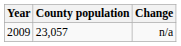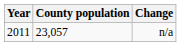(19, 32) 2009 -> (19, 32) 2011
